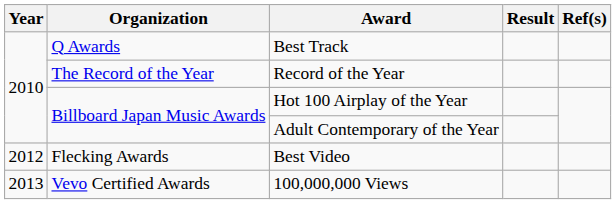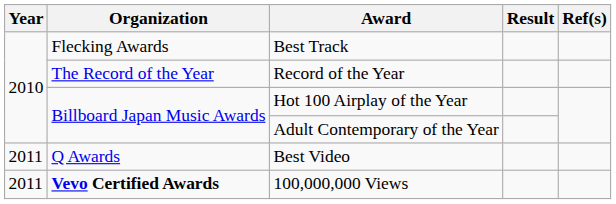(86, 45) Q Awards -> (110, 45) Flecking Awards
(26, 156) 2012 -> (26, 156) 2011
(110, 156) Flecking Awards -> (86, 156) Q Awards
(26, 184) 2013 -> (26, 184) 2011
(131, 184) normal -> (135, 184) bold
